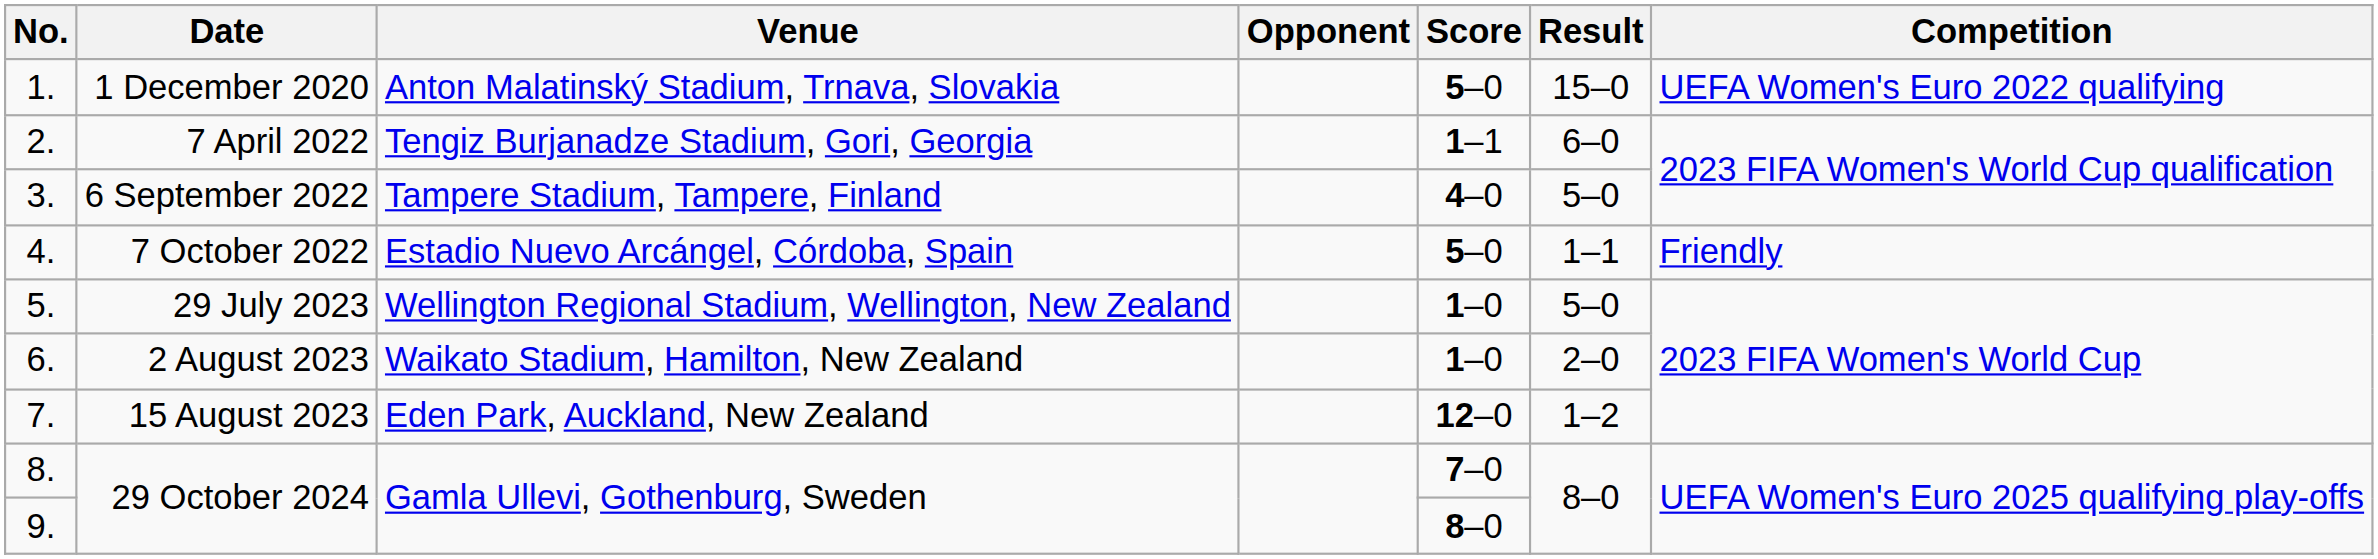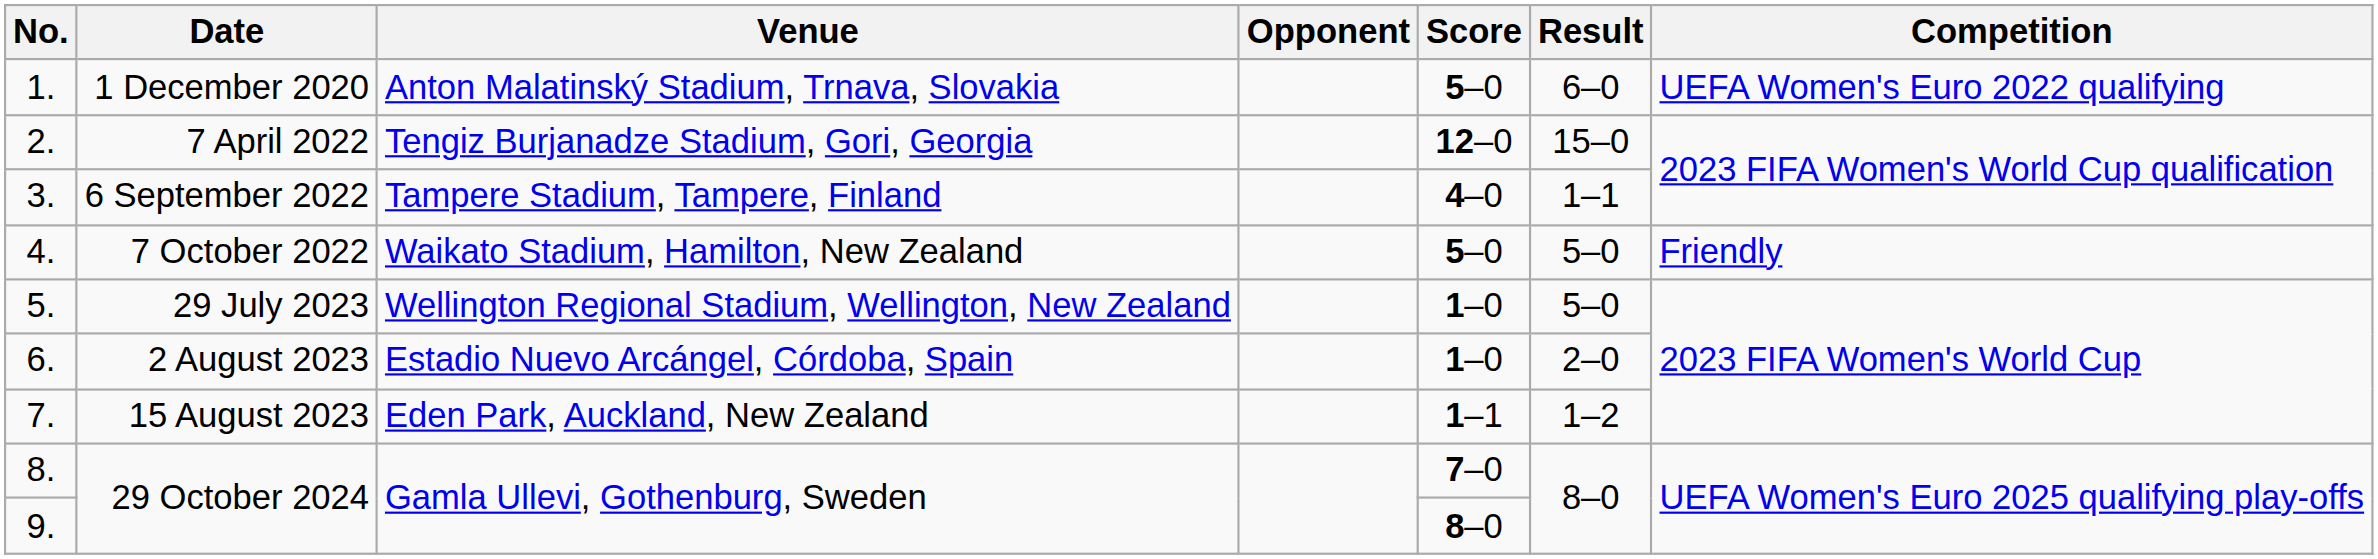(1591, 86) 15–0 -> (1591, 86) 6–0
(1474, 141) 1–1 -> (1474, 141) 12–0
(1591, 141) 6–0 -> (1591, 141) 15–0
(1591, 196) 5–0 -> (1591, 196) 1–1
(699, 251) Estadio Nuevo Arcángel, Córdoba, Spain -> (704, 251) Waikato Stadium, Hamilton, New Zealand
(1591, 251) 1–1 -> (1591, 251) 5–0
(704, 360) Waikato Stadium, Hamilton, New Zealand -> (699, 360) Estadio Nuevo Arcángel, Córdoba, Spain
(1474, 415) 12–0 -> (1474, 415) 1–1
